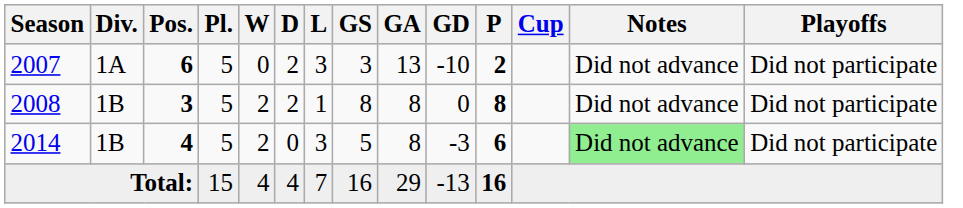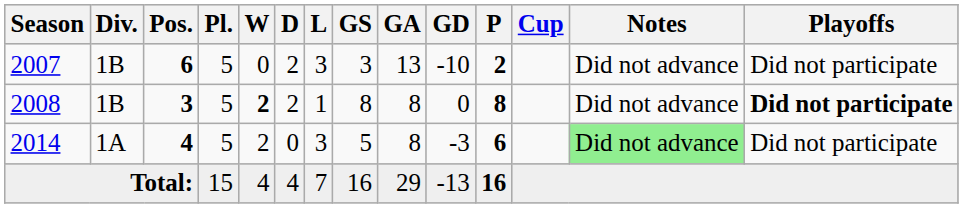(111, 63) 1A -> (110, 63) 1B
(263, 103) normal -> (263, 103) bold
(844, 103) normal -> (851, 103) bold
(110, 143) 1B -> (111, 143) 1A
